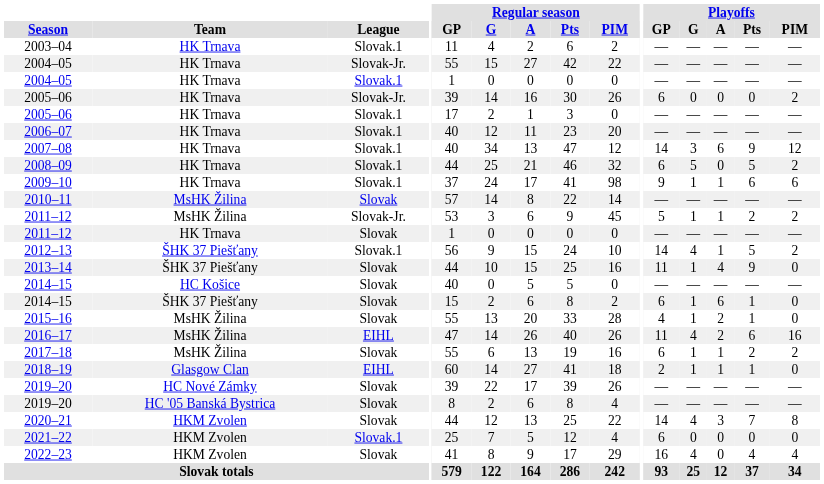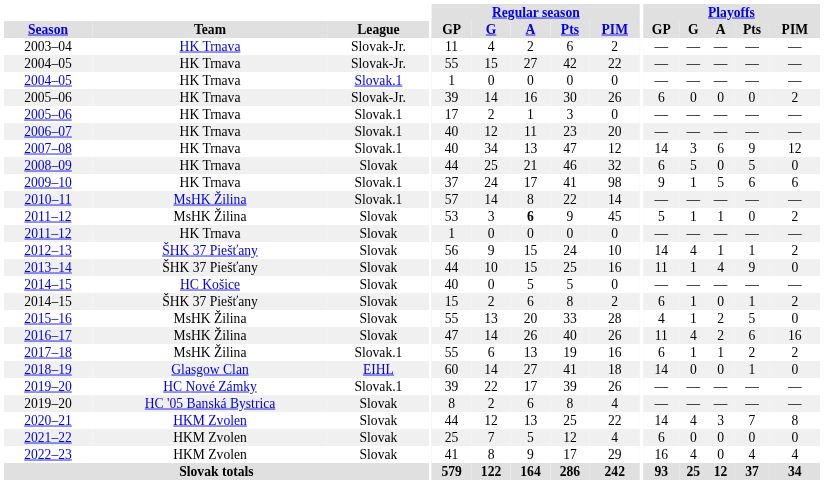(378, 46) Slovak.1 -> (378, 46) Slovak-Jr.
(378, 165) Slovak.1 -> (378, 165) Slovak
(795, 165) 2 -> (795, 165) 0
(721, 182) 1 -> (721, 182) 5
(378, 199) Slovak -> (378, 199) Slovak.1
(378, 216) Slovak-Jr. -> (378, 216) Slovak
(530, 216) normal -> (530, 216) bold
(752, 216) 2 -> (752, 216) 0
(378, 250) Slovak.1 -> (378, 250) Slovak
(752, 250) 5 -> (752, 250) 1
(721, 301) 6 -> (721, 301) 0
(795, 301) 0 -> (795, 301) 2
(752, 318) 1 -> (752, 318) 5
(378, 335) EIHL -> (378, 335) Slovak
(378, 352) Slovak -> (378, 352) Slovak.1
(661, 369) 2 -> (661, 369) 14
(693, 369) 1 -> (693, 369) 0
(721, 369) 1 -> (721, 369) 0
(378, 386) Slovak -> (378, 386) Slovak.1
(378, 437) Slovak.1 -> (378, 437) Slovak
